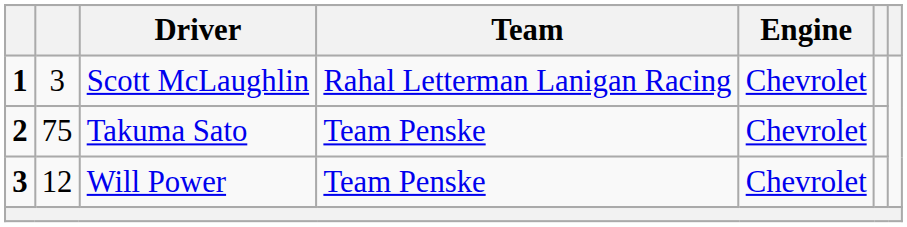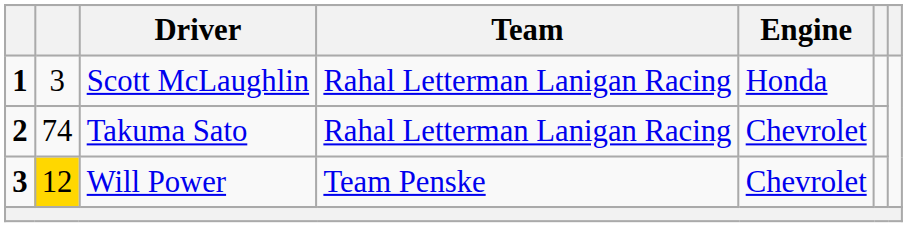(806, 80) Chevrolet -> (787, 80) Honda
(57, 131) 75 -> (57, 131) 74
(405, 131) Team Penske -> (527, 131) Rahal Letterman Lanigan Racing
(57, 181) no background -> (57, 181) gold background
